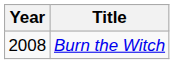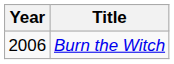(27, 44) 2008 -> (27, 44) 2006
